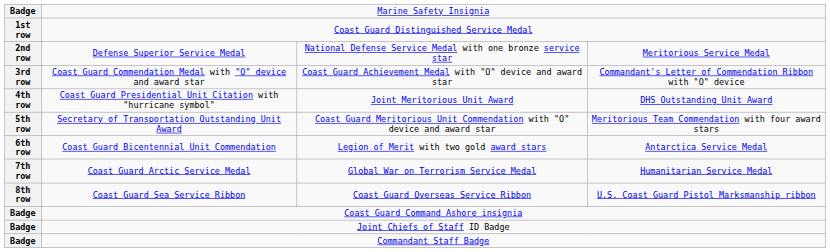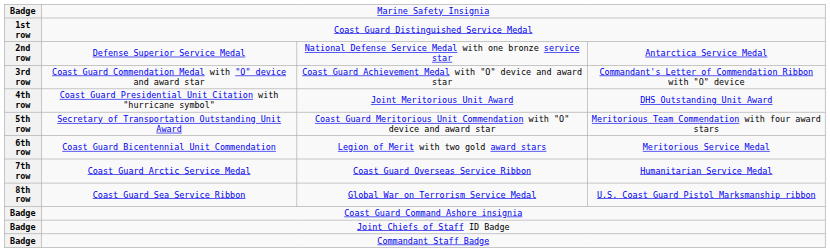(706, 53) Meritorious Service Medal -> (706, 53) Antarctica Service Medal
(706, 147) Antarctica Service Medal -> (706, 147) Meritorious Service Medal
(442, 171) Global War on Terrorism Service Medal -> (442, 171) Coast Guard Overseas Service Ribbon
(442, 195) Coast Guard Overseas Service Ribbon -> (442, 195) Global War on Terrorism Service Medal
